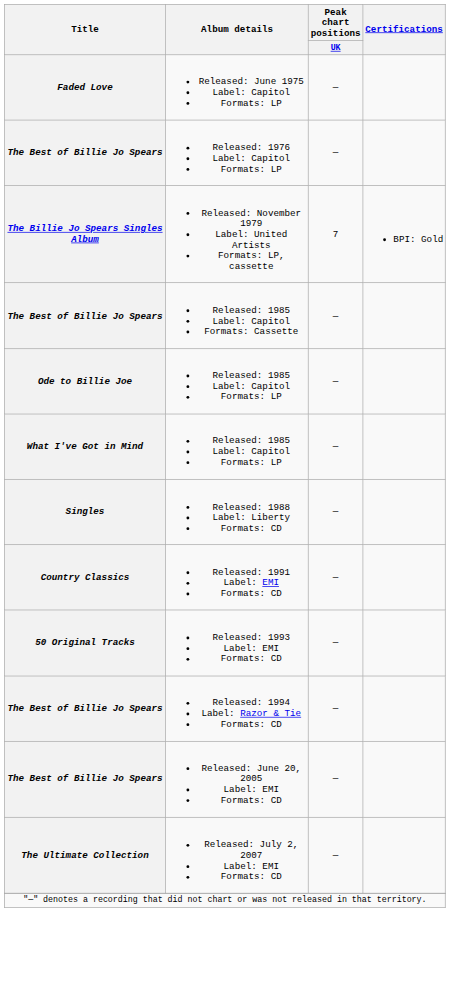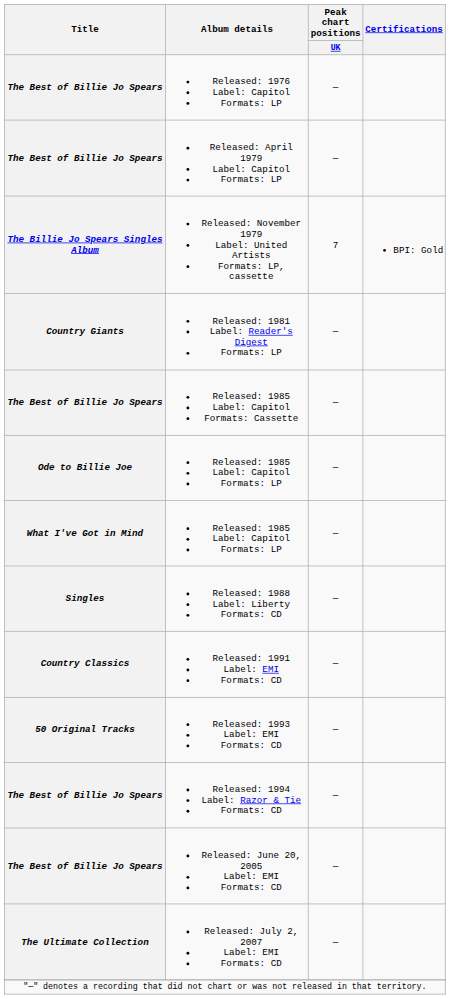- row: (85, 87)
+ row: (85, 158)
+ row: (85, 332)
